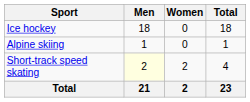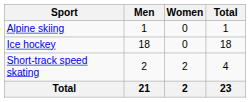rows swapped: (35, 45) <-> (31, 28)
(144, 67) lightyellow background -> (144, 67) no background
